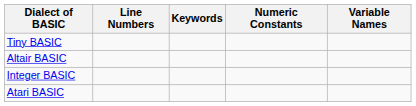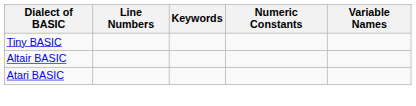- row: (41, 76)
